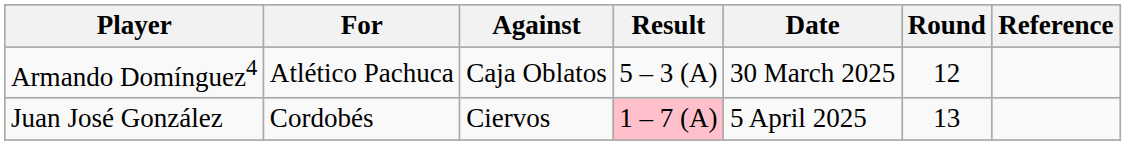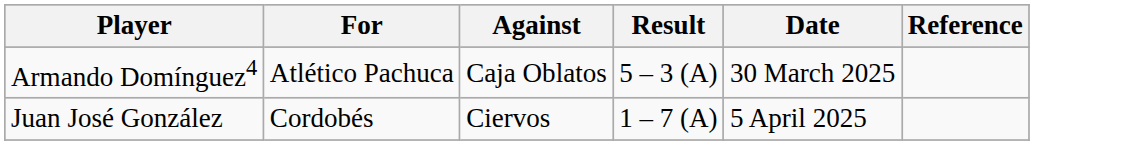- column: (947, 25)
(668, 119) pink background -> (668, 119) no background
